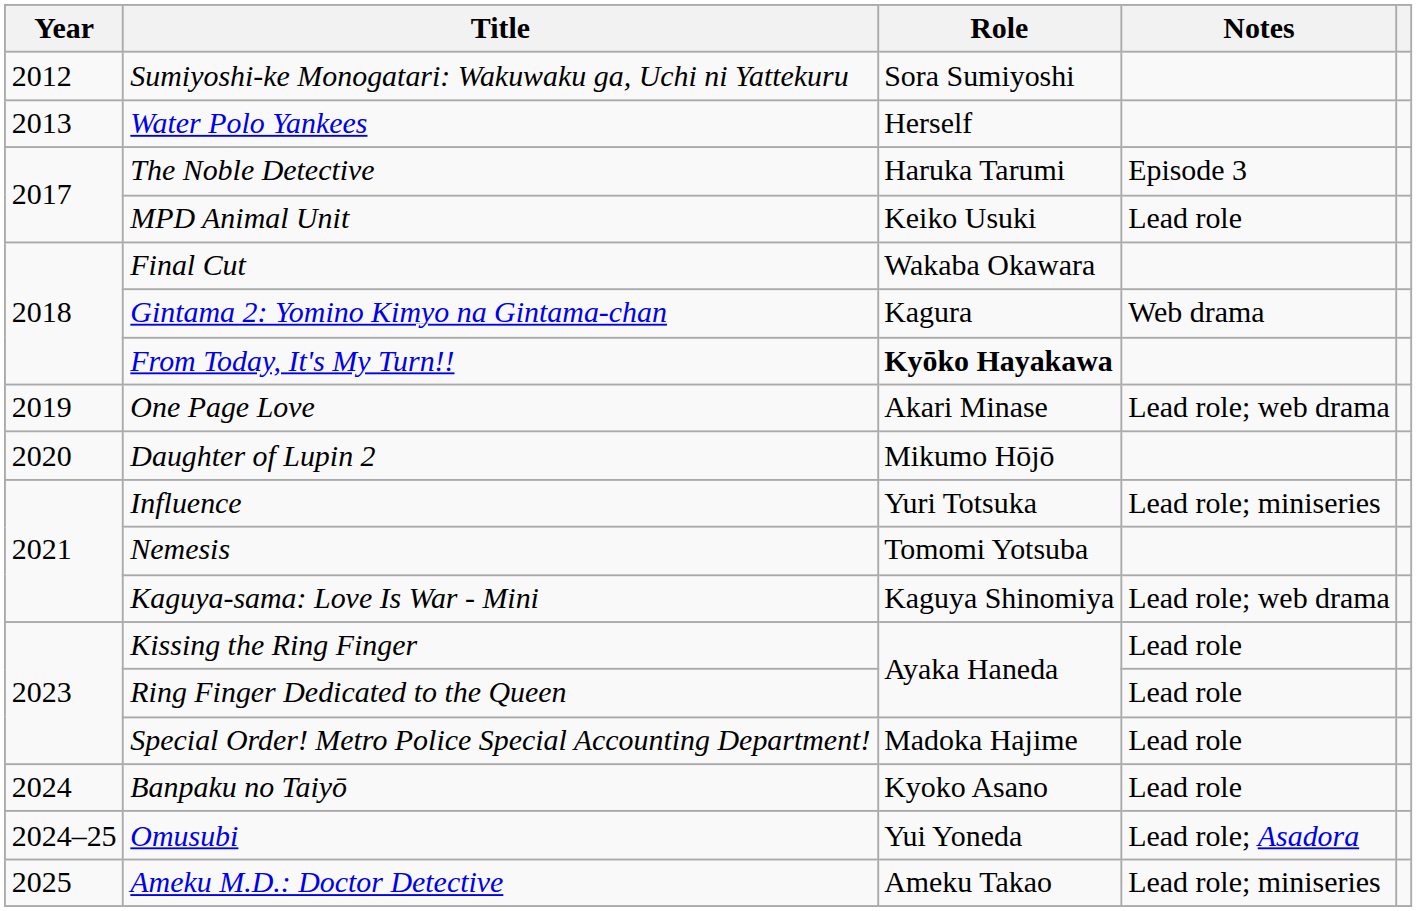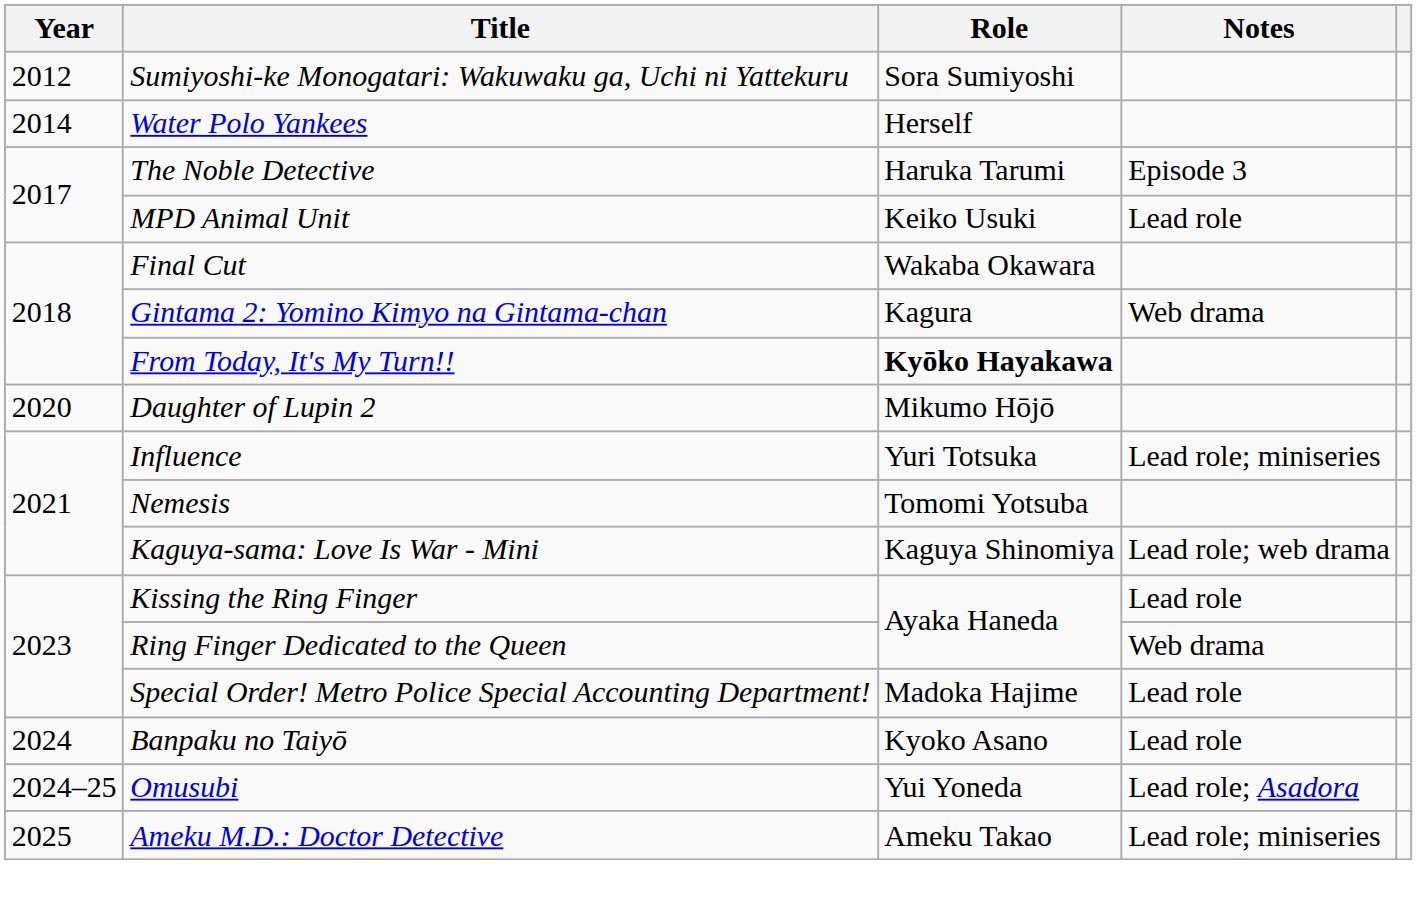(42, 123) 2013 -> (42, 123) 2014
- row: (223, 407)
(1185, 692) Lead role -> (1196, 645) Web drama
